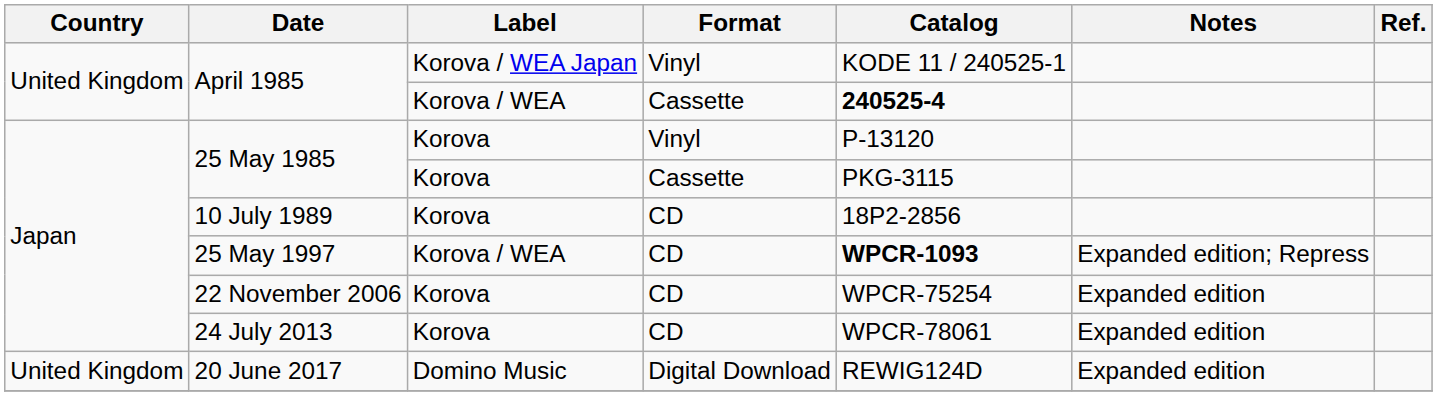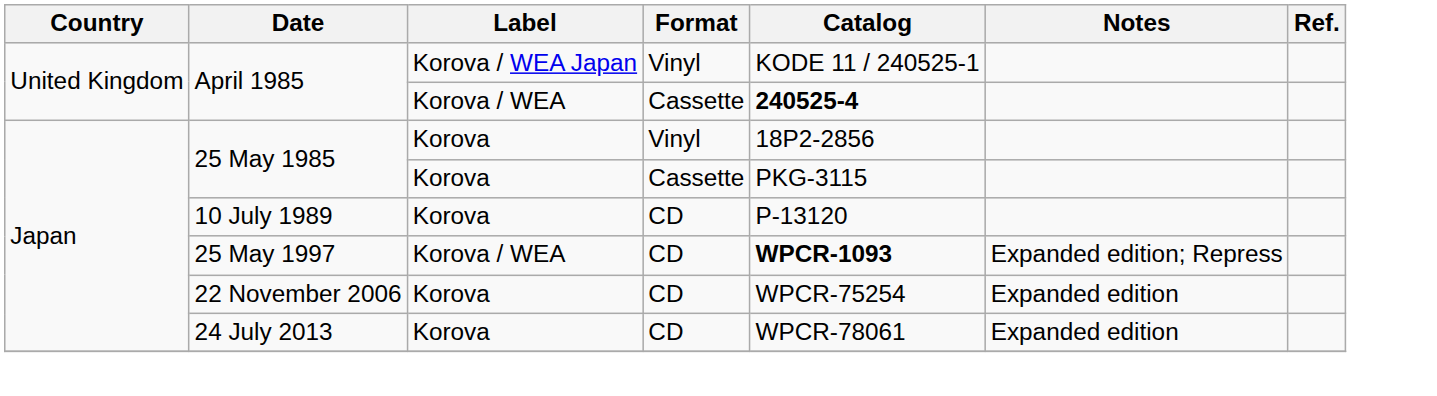(888, 139) P-13120 -> (815, 139) 18P2-2856
(902, 216) 18P2-2856 -> (801, 216) P-13120
- row: (268, 370)
